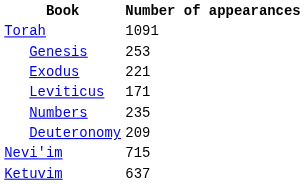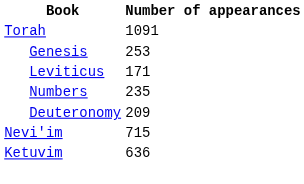- row: (42, 72)
(138, 174) 637 -> (138, 154) 636
